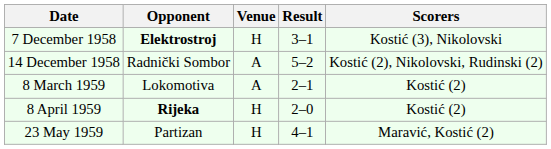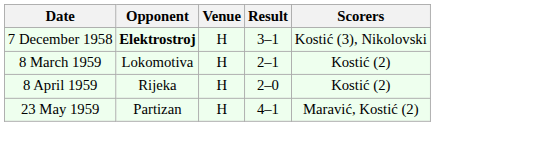- row: (64, 62)
(256, 86) A -> (222, 62) H
(178, 109) bold -> (157, 86) normal
